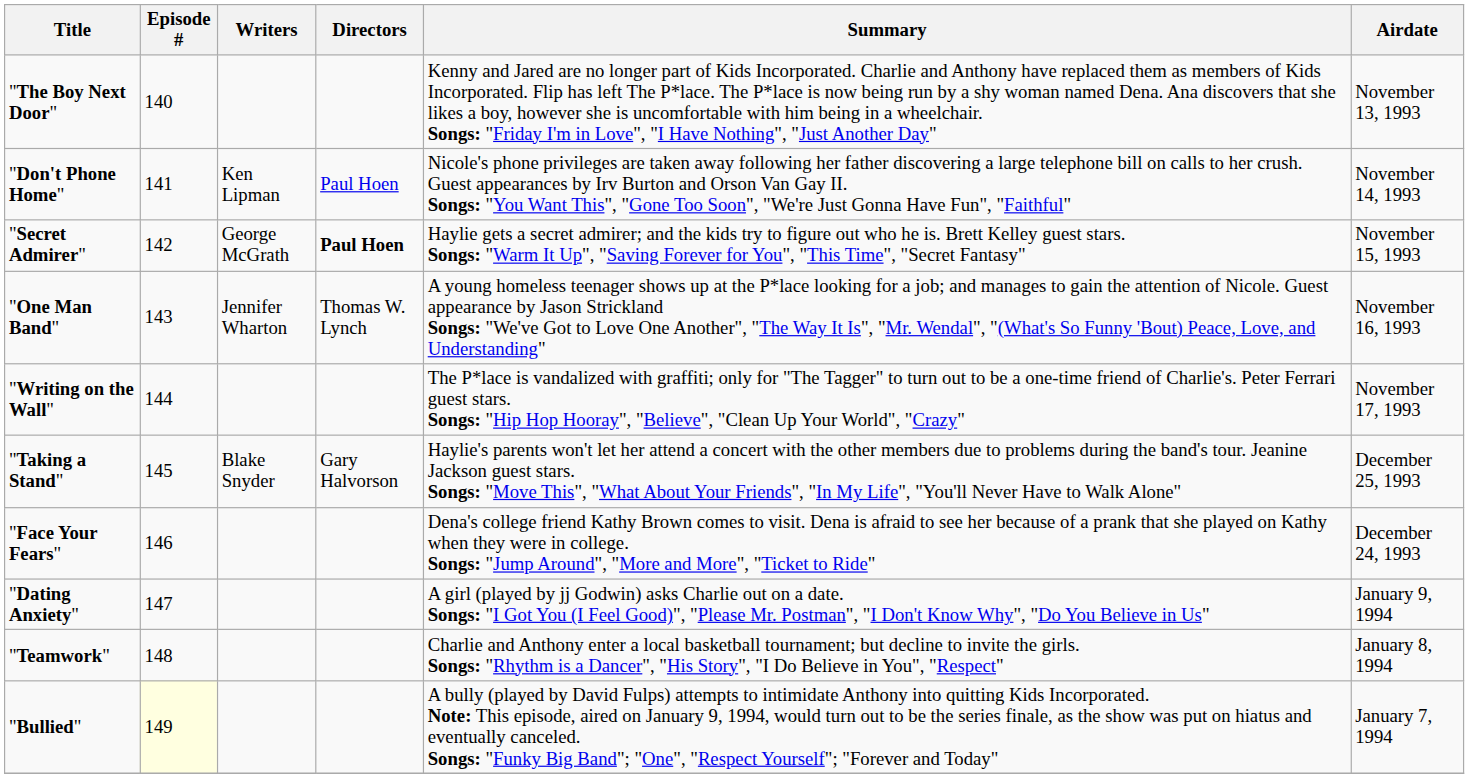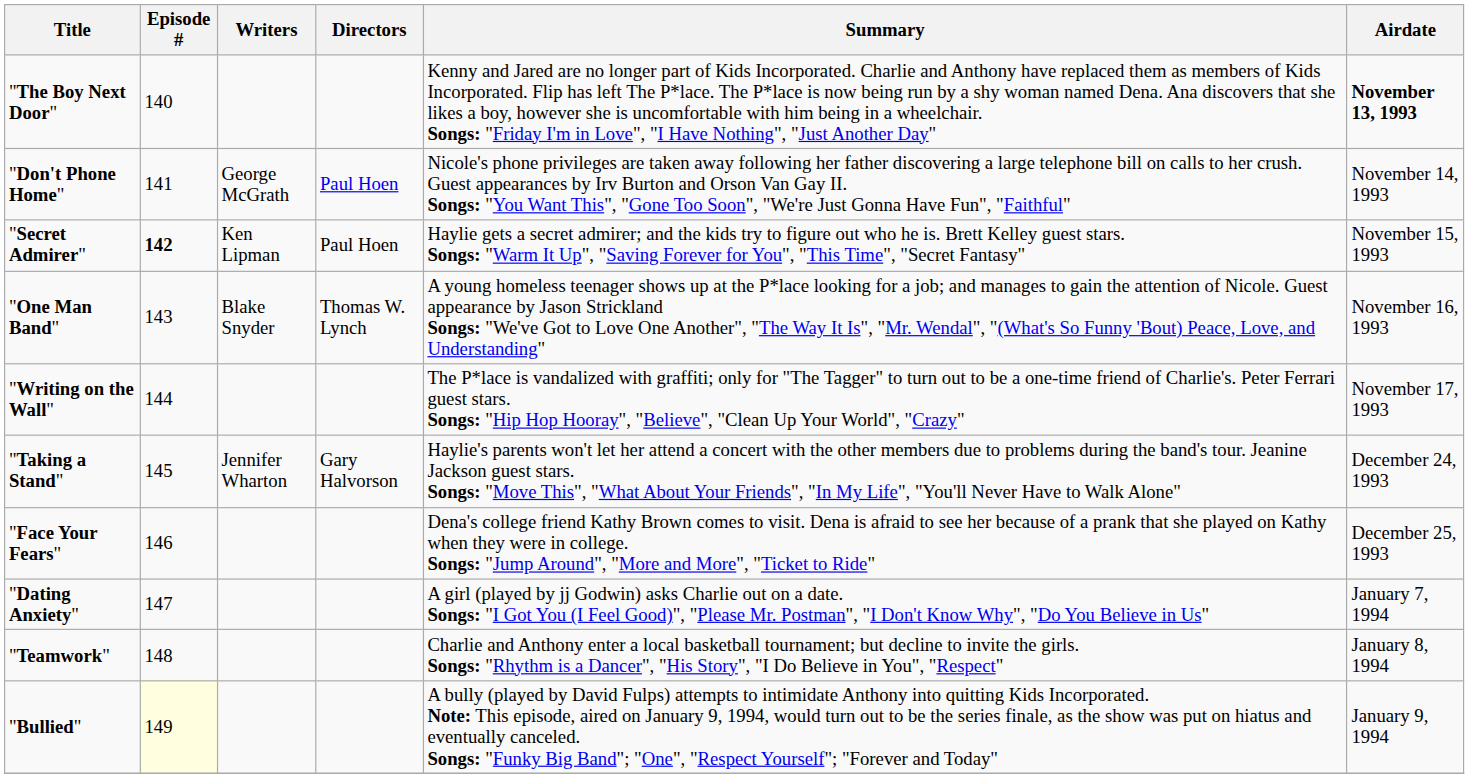(1395, 101) normal -> (1393, 101) bold
(251, 184) Ken Lipman -> (255, 184) George McGrath
(159, 245) normal -> (158, 245) bold
(255, 245) George McGrath -> (251, 245) Ken Lipman
(362, 245) bold -> (359, 245) normal
(254, 317) Jennifer Wharton -> (248, 317) Blake Snyder
(248, 471) Blake Snyder -> (254, 471) Jennifer Wharton
(1394, 471) December 25, 1993 -> (1404, 471) December 24, 1993
(1394, 543) December 24, 1993 -> (1404, 543) December 25, 1993
(1394, 604) January 9, 1994 -> (1390, 604) January 7, 1994
(1394, 726) January 7, 1994 -> (1390, 726) January 9, 1994
